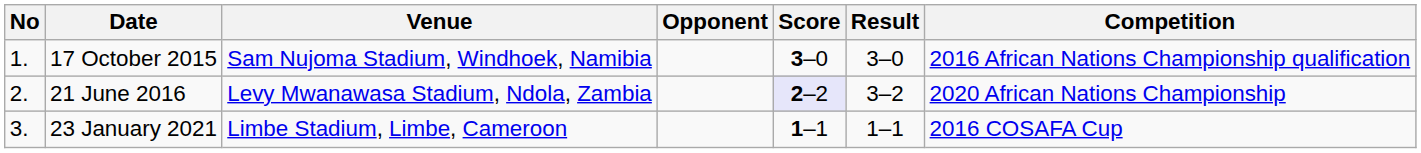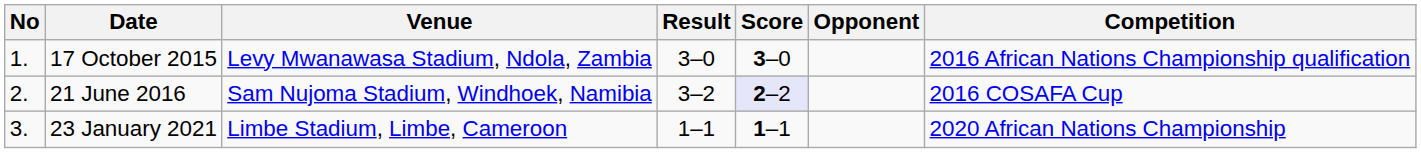columns swapped: (715, 22) <-> (885, 22)
(440, 57) Sam Nujoma Stadium, Windhoek, Namibia -> (440, 57) Levy Mwanawasa Stadium, Ndola, Zambia
(440, 93) Levy Mwanawasa Stadium, Ndola, Zambia -> (440, 93) Sam Nujoma Stadium, Windhoek, Namibia
(1108, 93) 2020 African Nations Championship -> (1026, 93) 2016 COSAFA Cup
(1026, 128) 2016 COSAFA Cup -> (1108, 128) 2020 African Nations Championship
